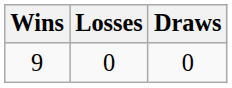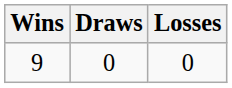columns swapped: (109, 23) <-> (188, 23)
